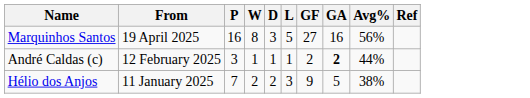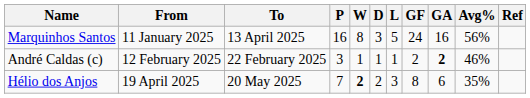+ column: (277, 15)
(161, 37) 19 April 2025 -> (168, 37) 11 January 2025
(310, 37) 27 -> (415, 37) 24
(372, 59) 44% -> (477, 59) 46%
(168, 81) 11 January 2025 -> (161, 81) 19 April 2025
(255, 81) normal -> (360, 81) bold
(310, 81) 9 -> (415, 81) 8
(336, 81) 5 -> (442, 81) 6
(372, 81) 38% -> (477, 81) 35%
